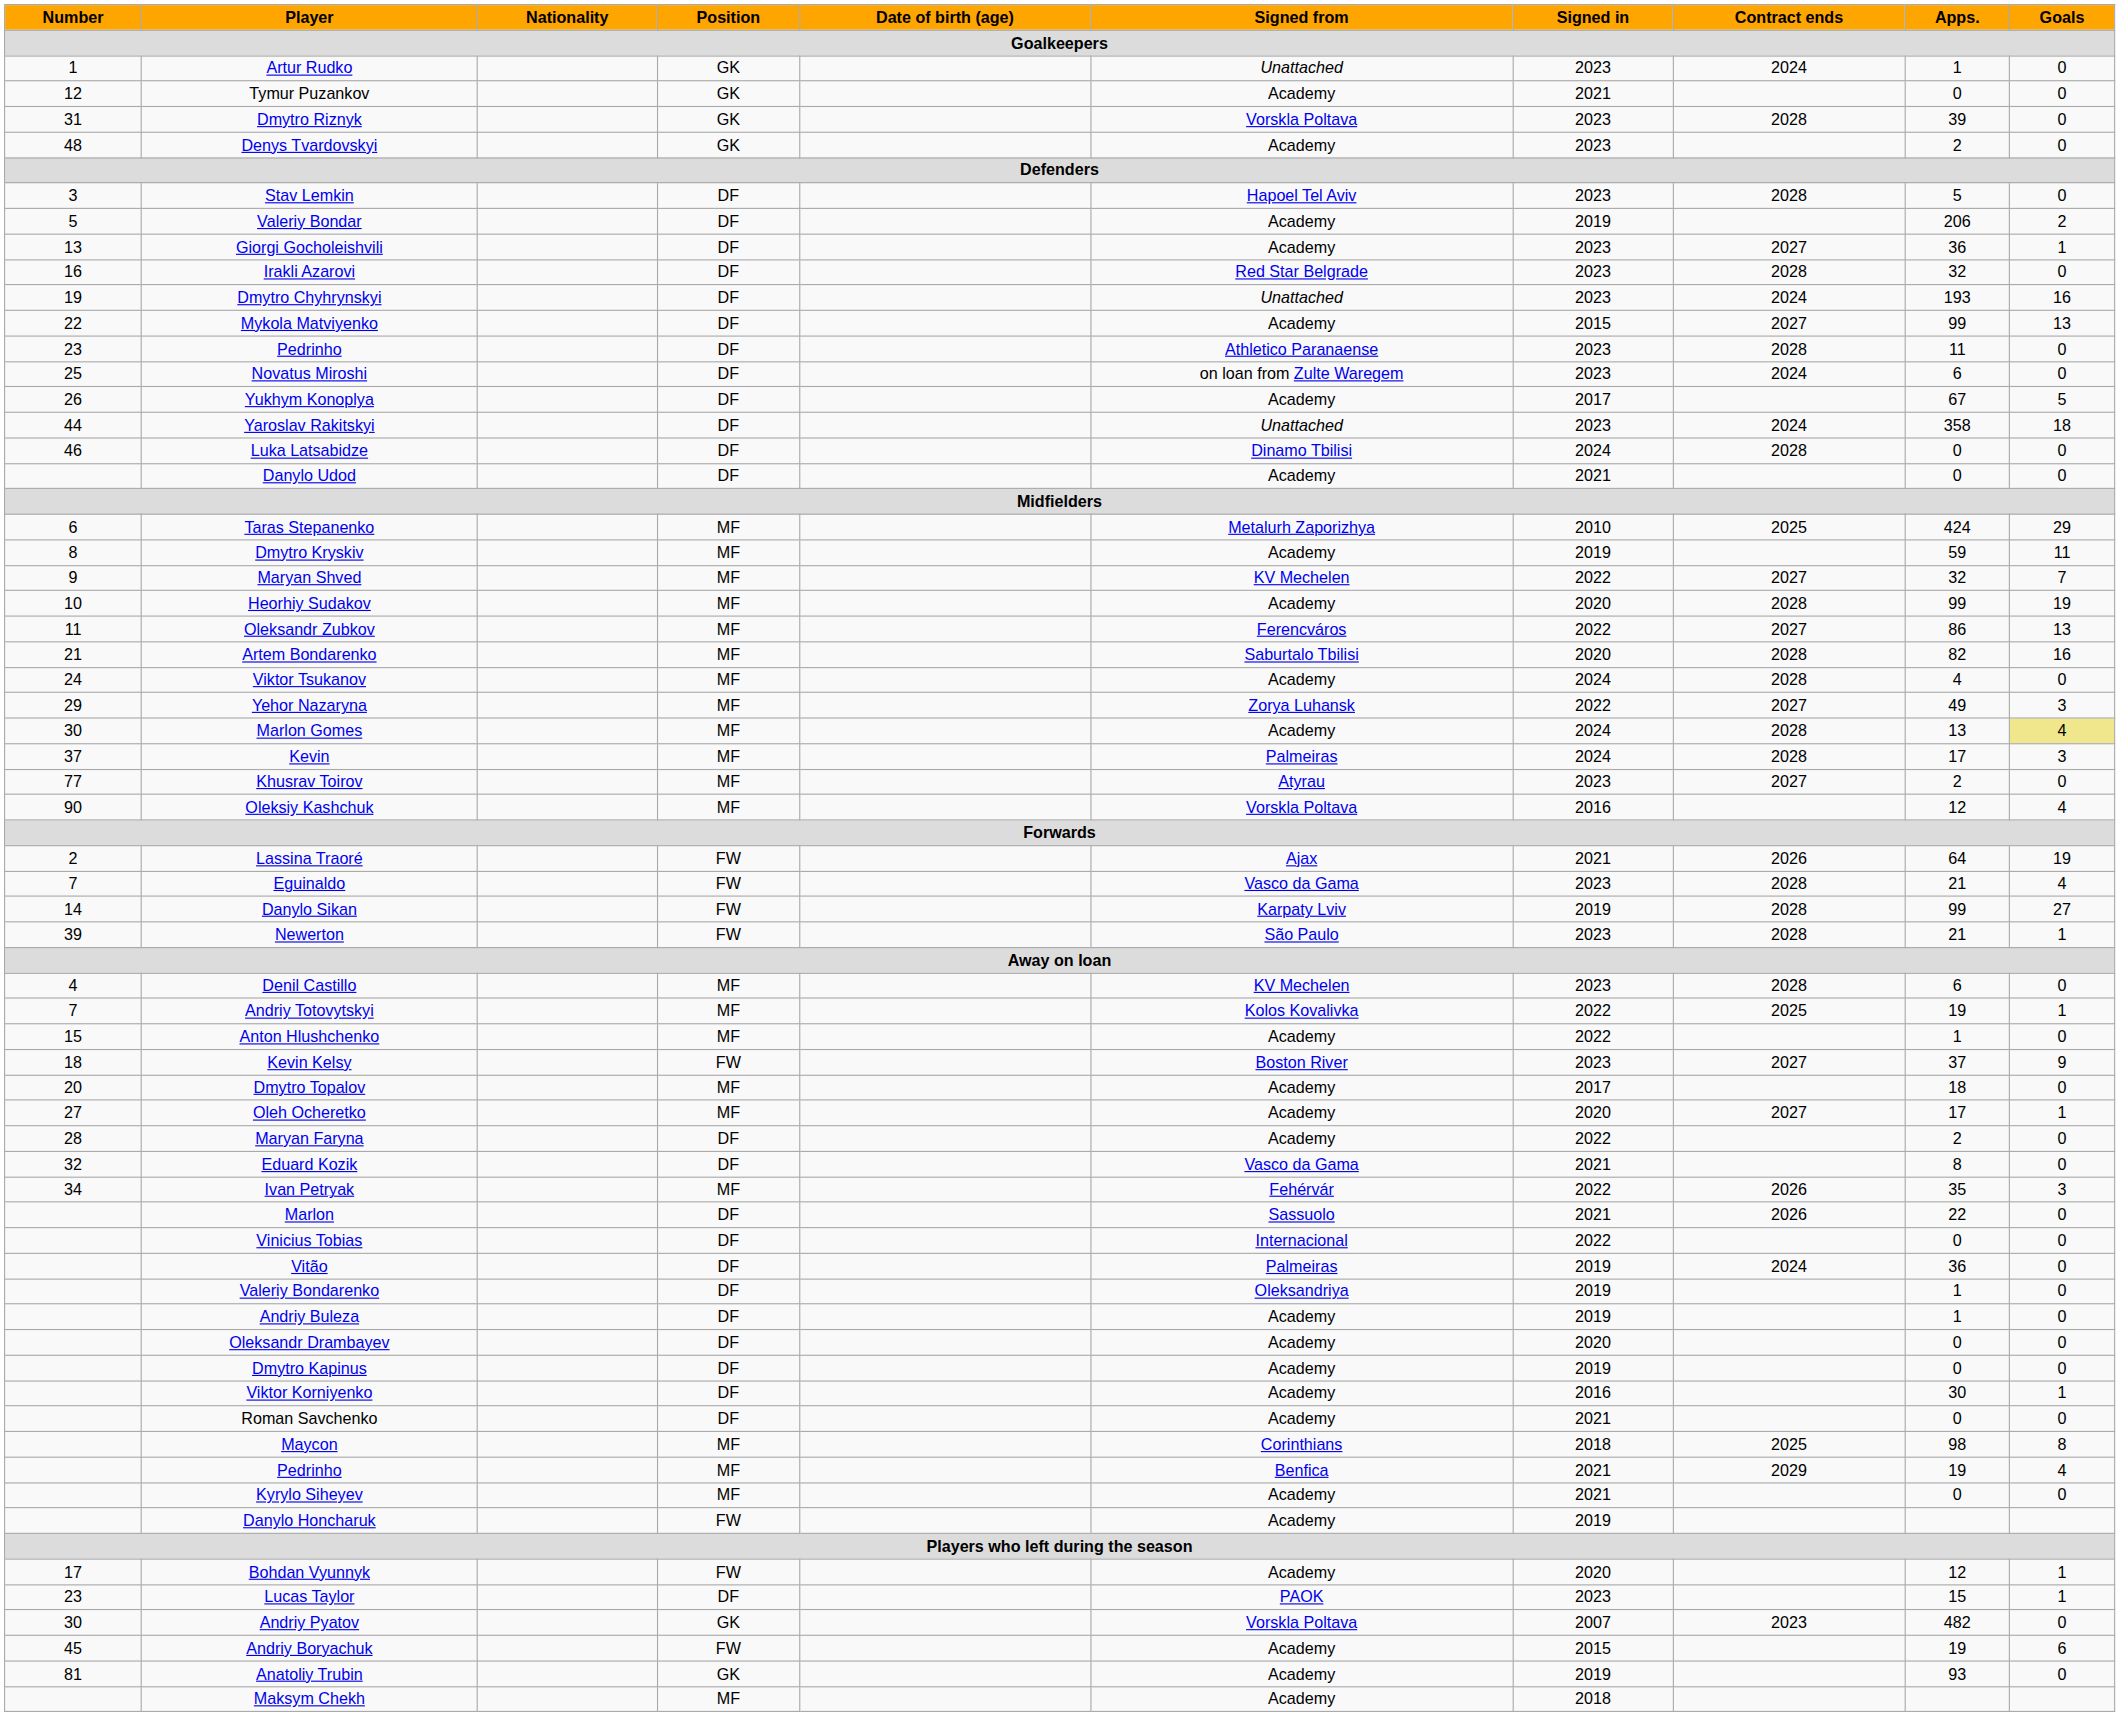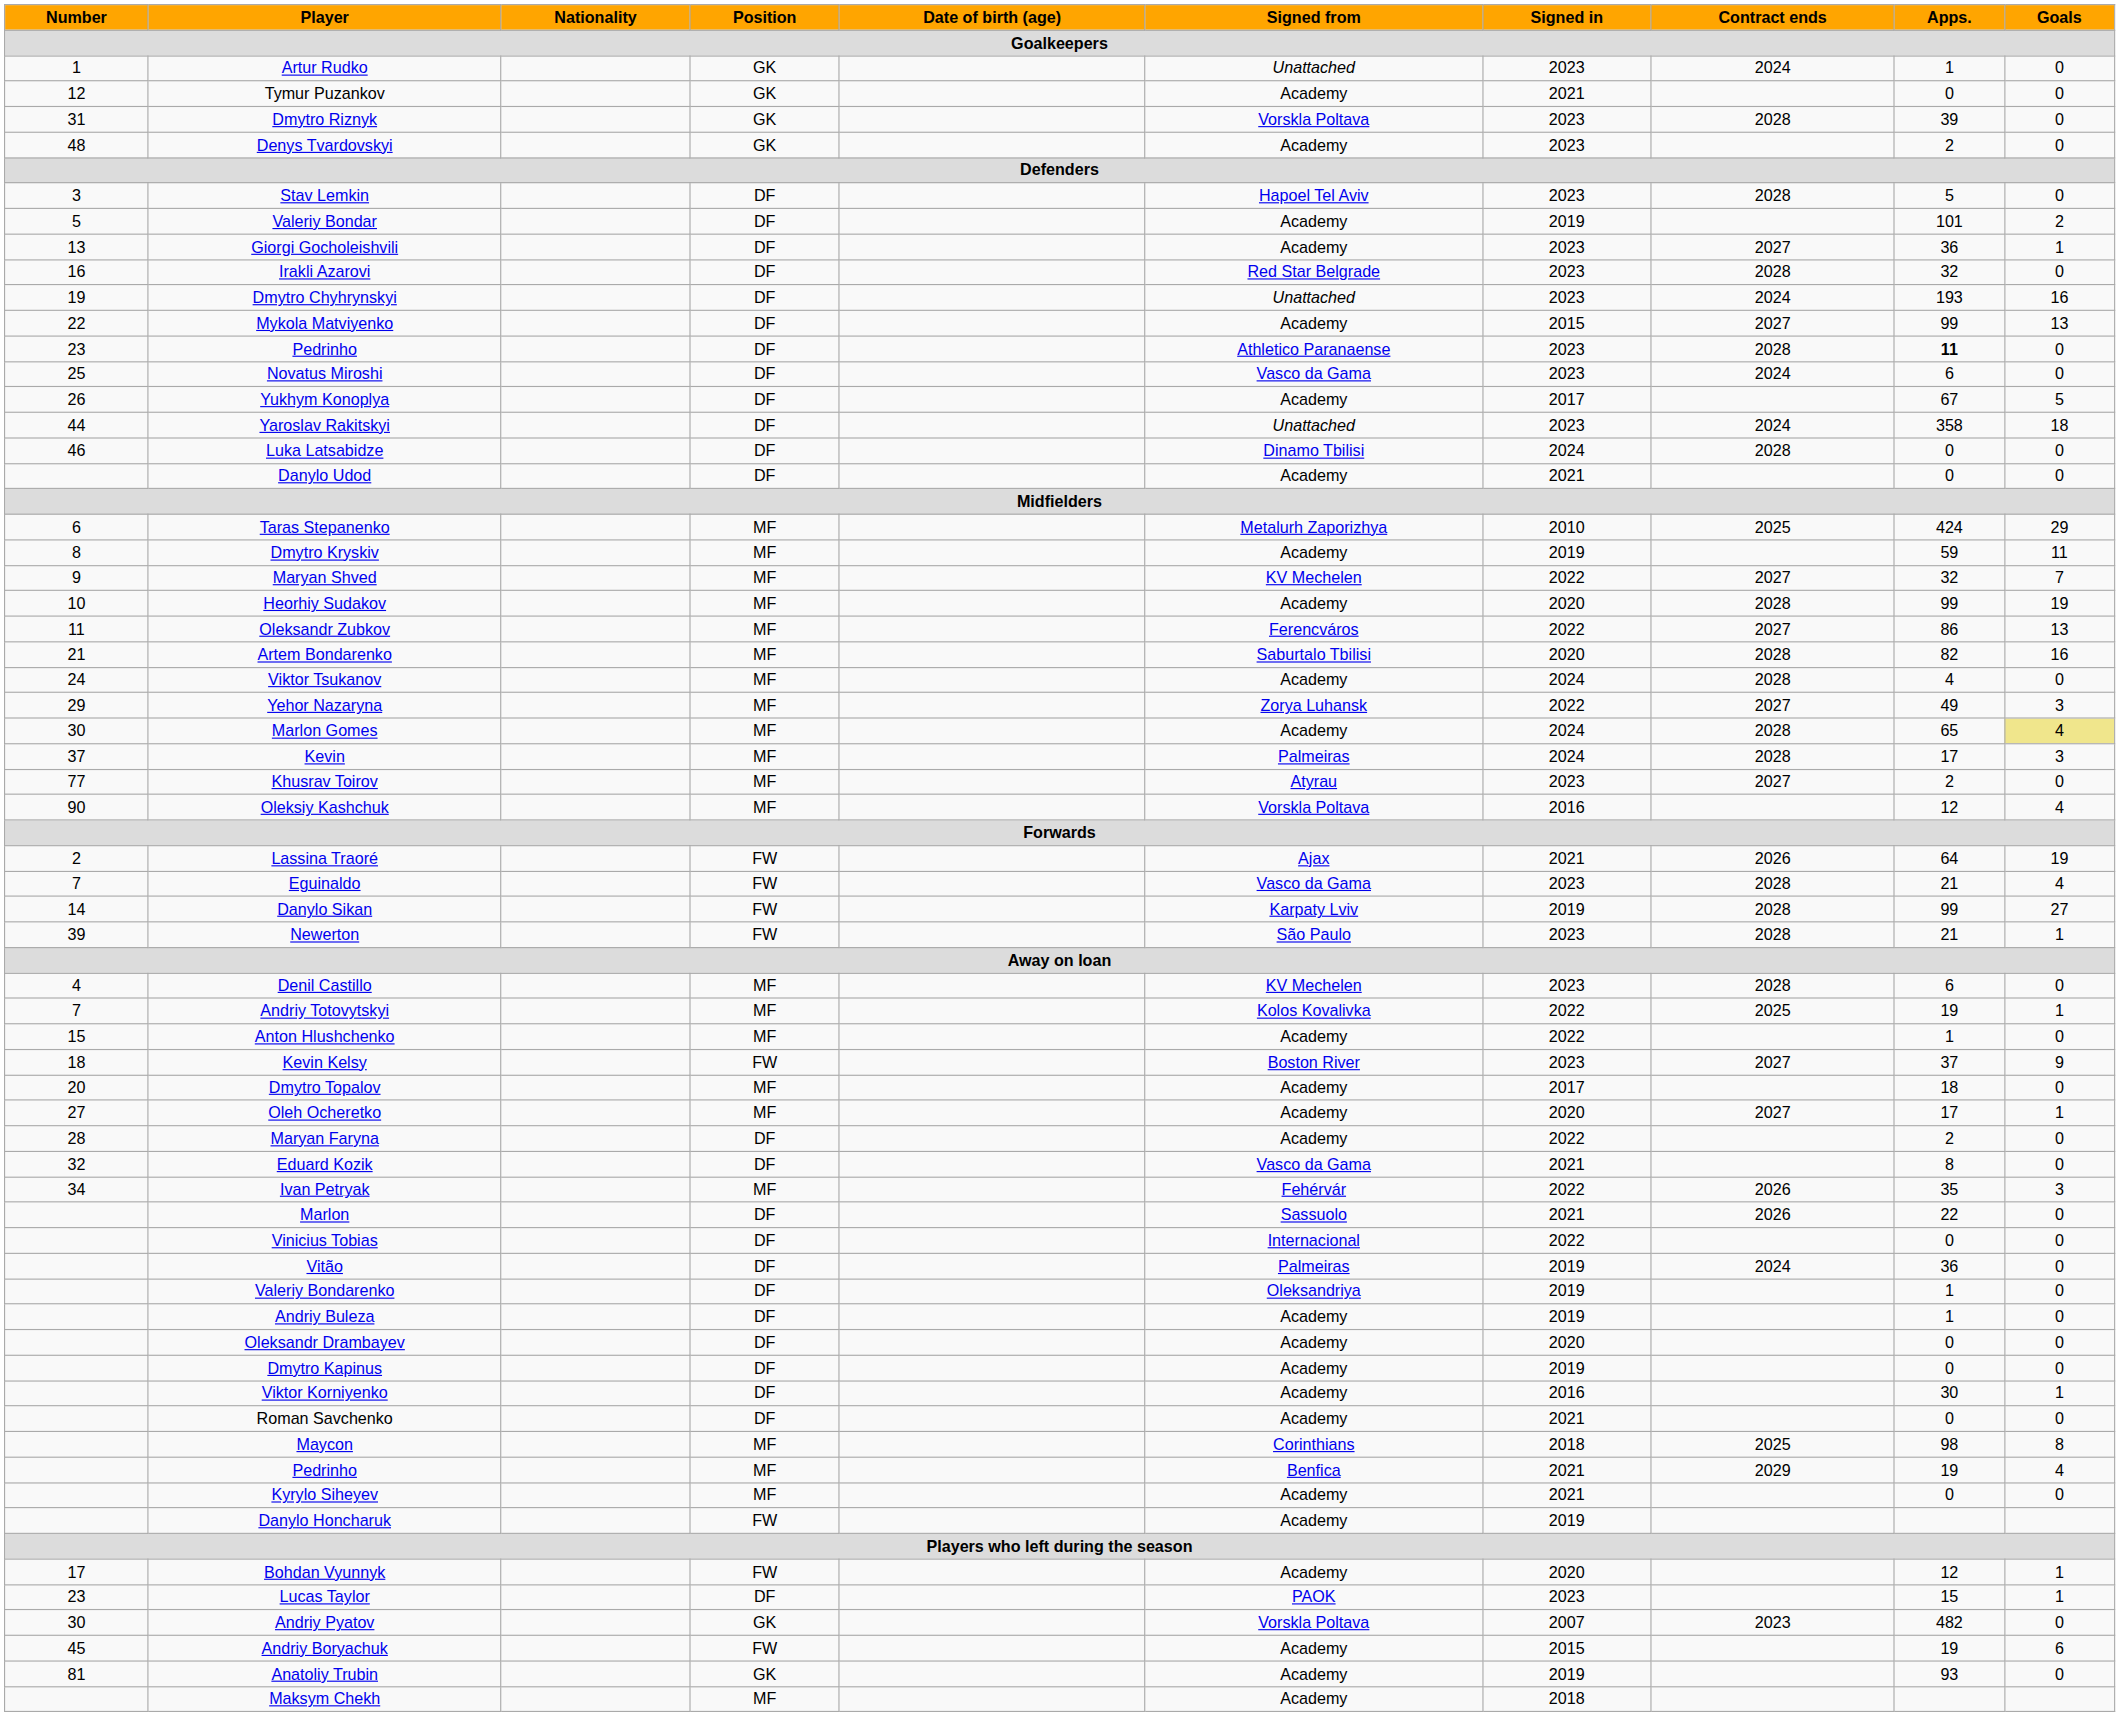(1957, 222) 206 -> (1949, 222) 101
(1957, 349) normal -> (1949, 349) bold
(1302, 374) on loan from Zulte Waregem -> (1314, 374) Vasco da Gama
(1957, 731) 13 -> (1949, 731) 65
